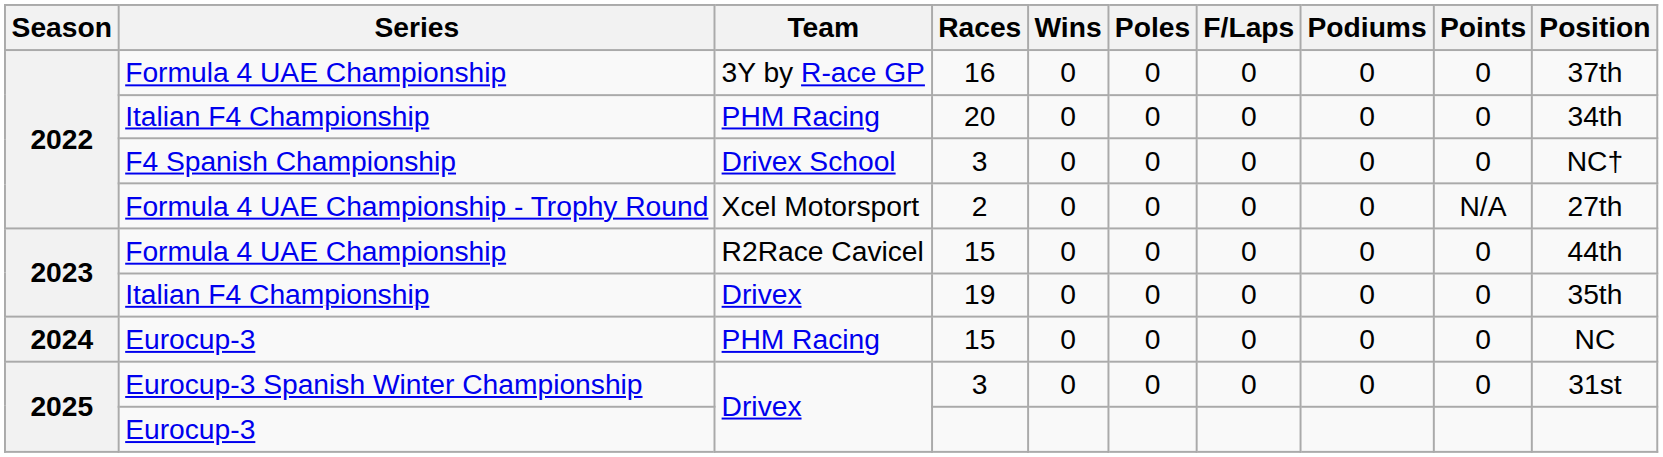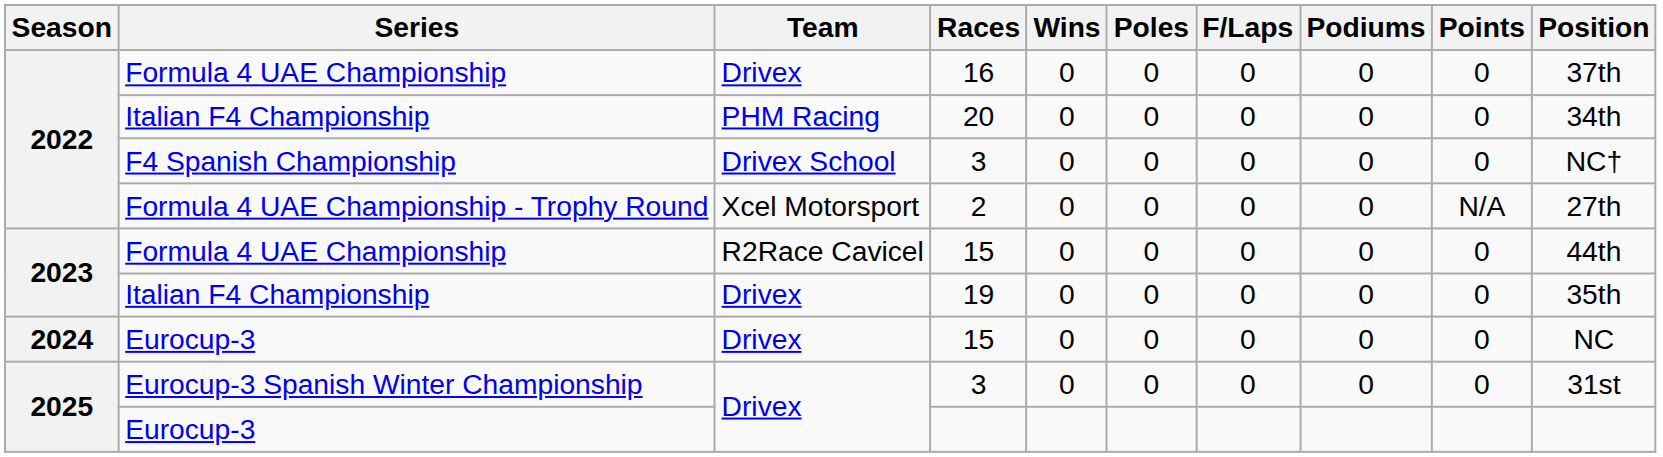(823, 72) 3Y by R-ace GP -> (762, 72) Drivex
(801, 340) PHM Racing -> (762, 340) Drivex
